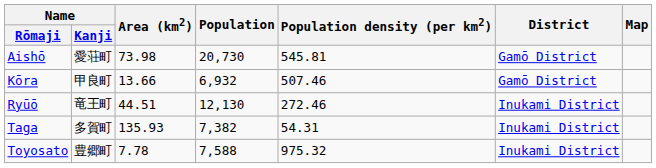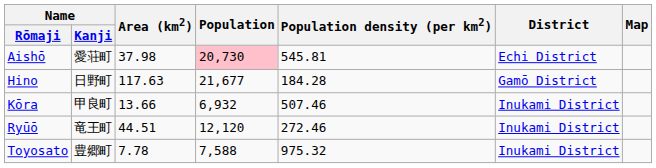(137, 57) 73.98 -> (137, 57) 37.98
(222, 57) no background -> (222, 57) pink background
(547, 57) Gamō District -> (547, 57) Echi District
+ row: (23, 81)
(547, 81) Gamō District -> (559, 104) Inukami District
(222, 104) 12,130 -> (222, 128) 12,120
- row: (23, 128)
